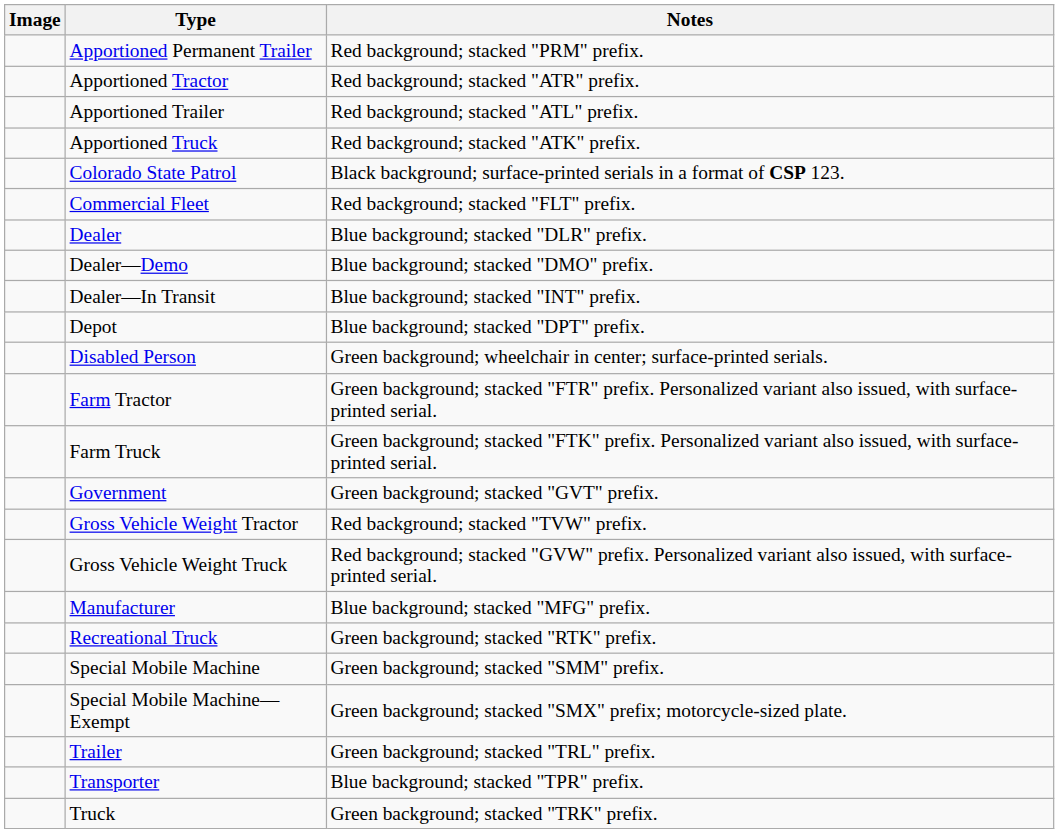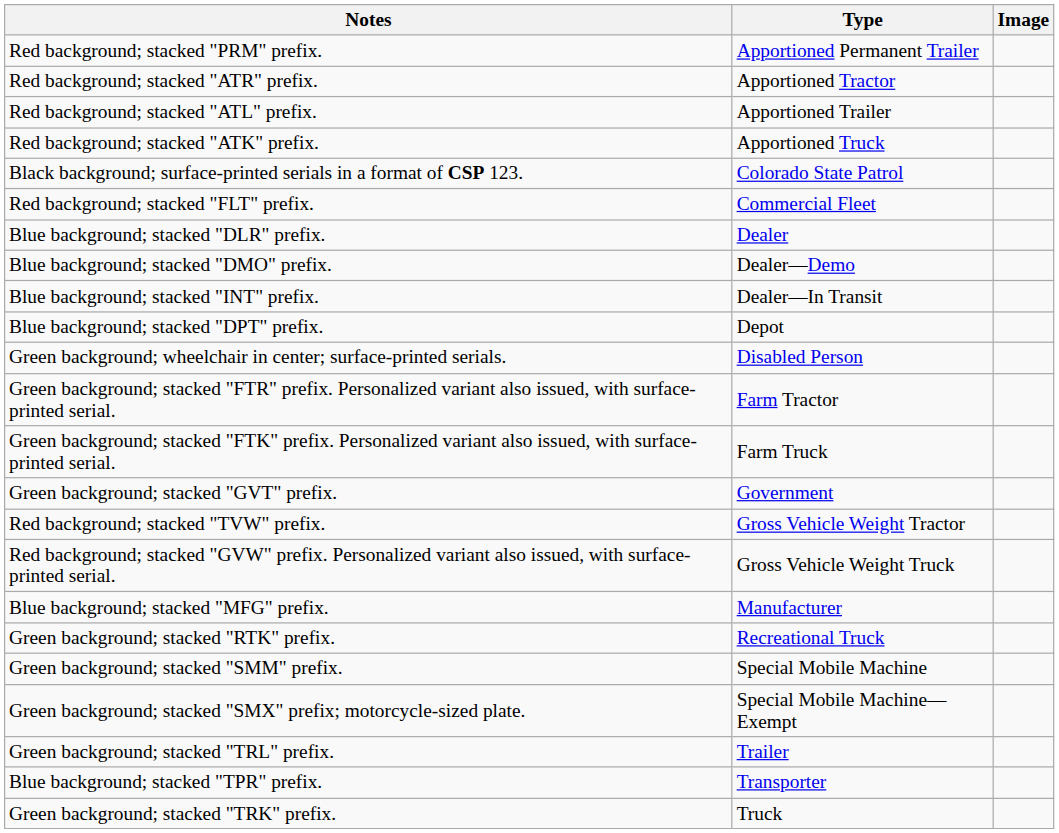columns swapped: (35, 19) <-> (690, 19)
